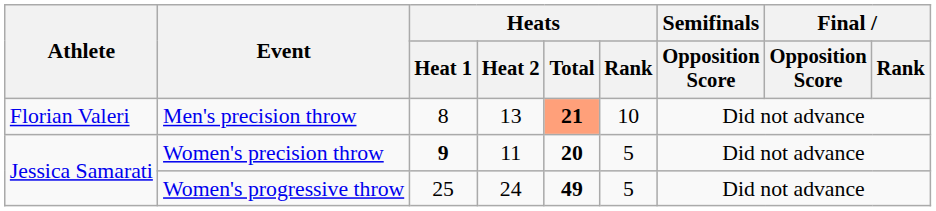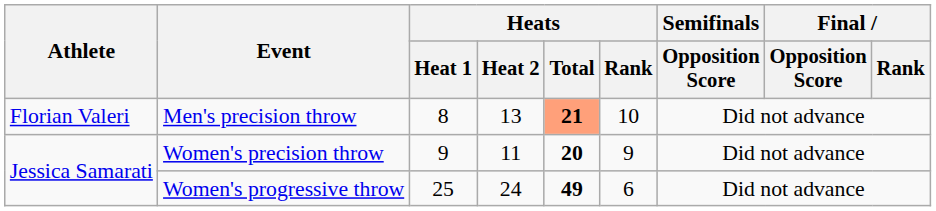(443, 152) bold -> (443, 152) normal
(628, 152) 5 -> (628, 152) 9
(628, 188) 5 -> (628, 188) 6
